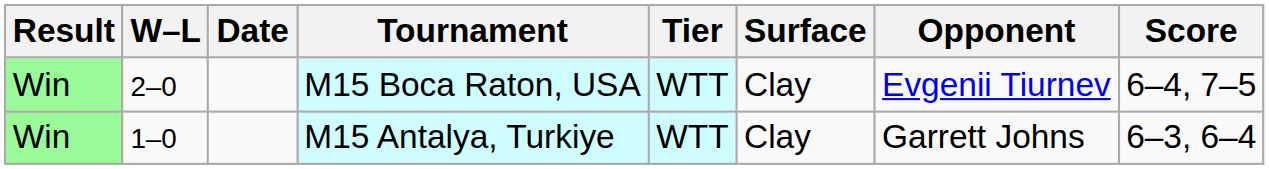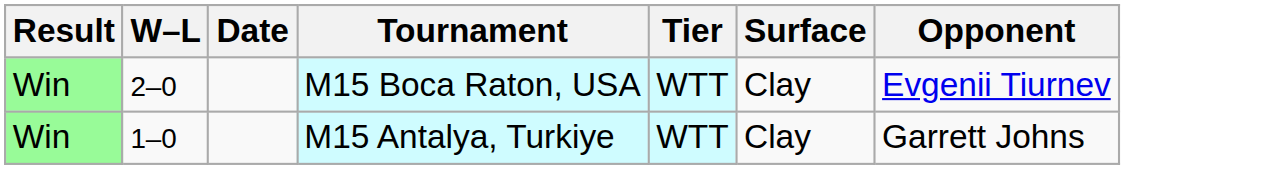- column: (1191, 31)
